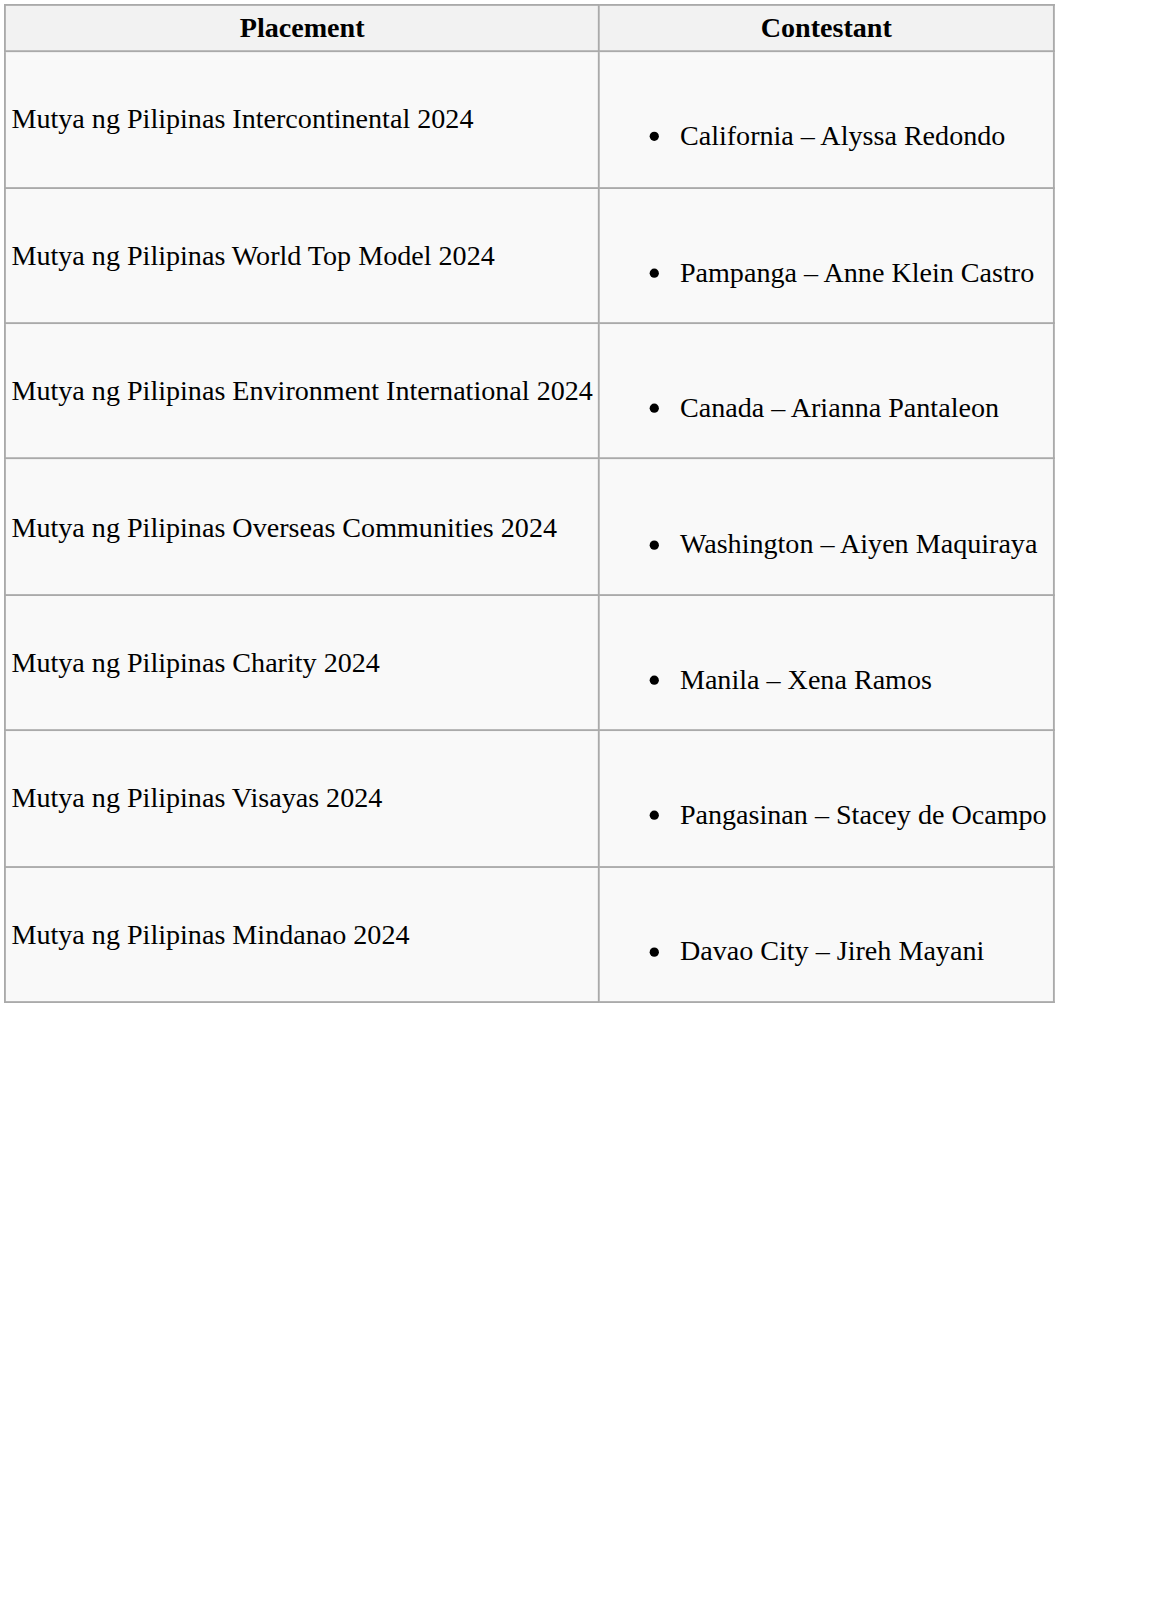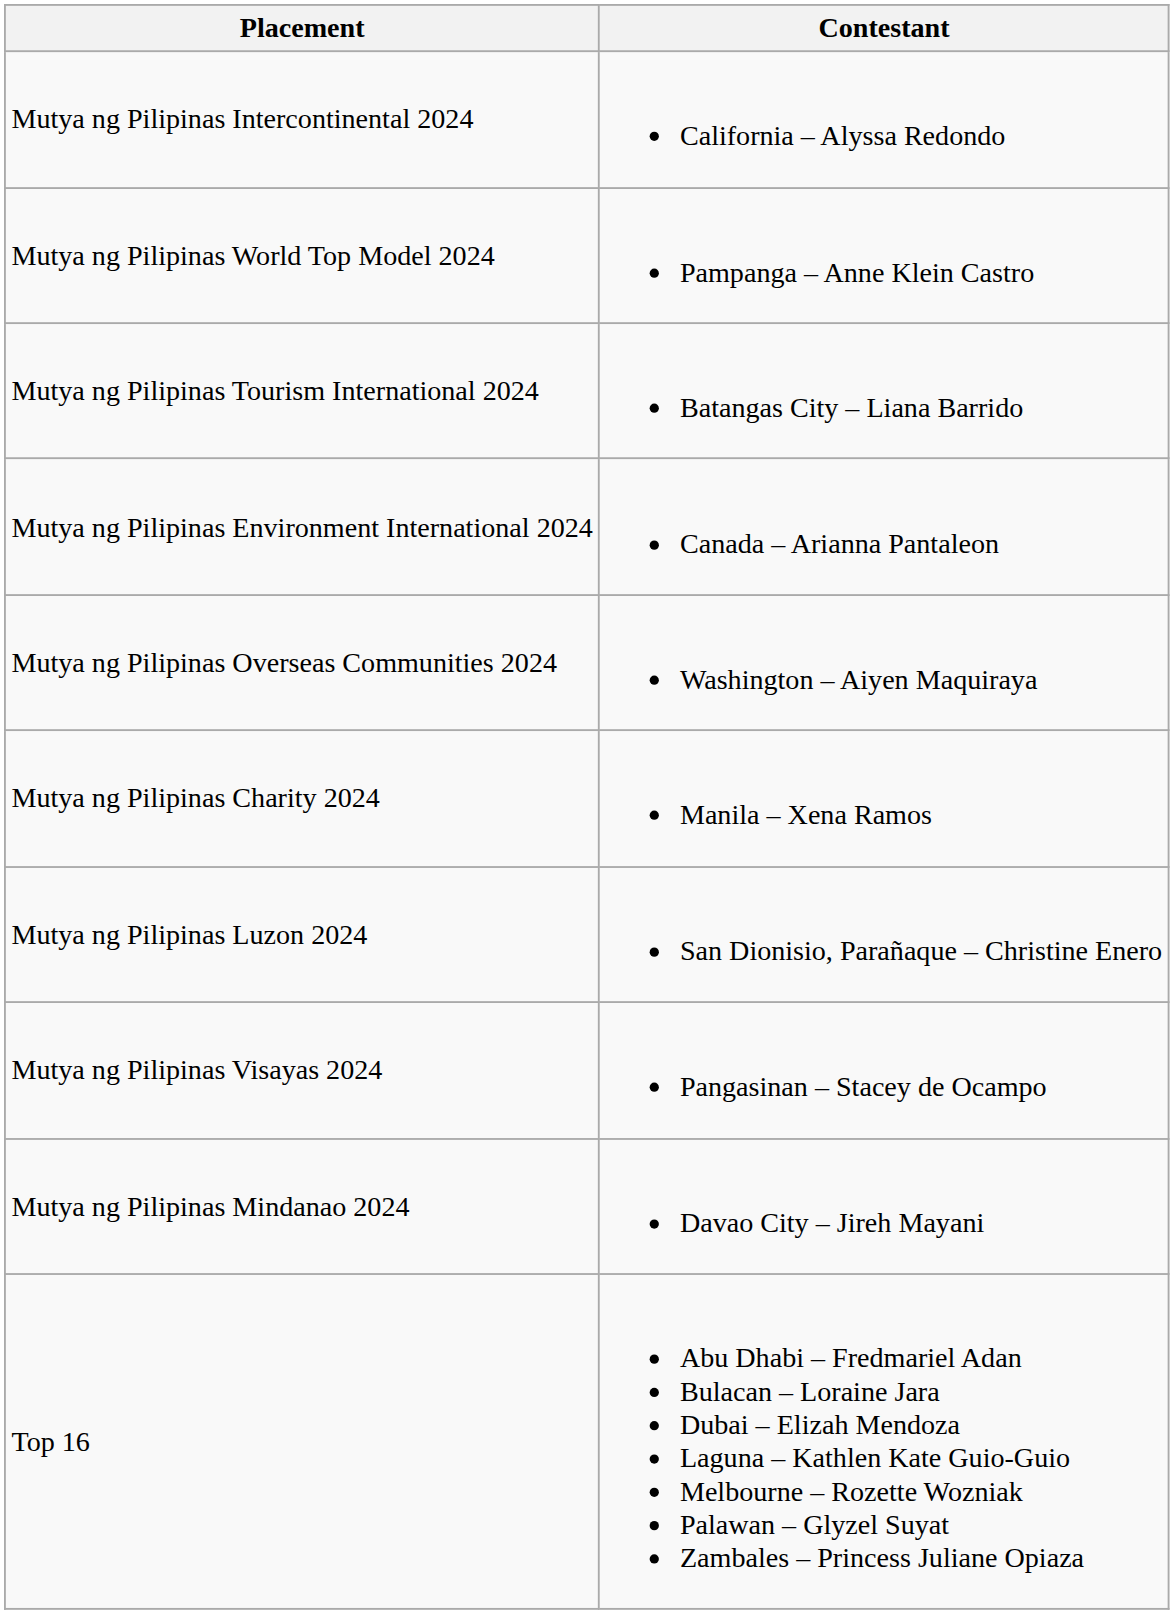+ row: (275, 390)
+ row: (189, 934)
+ row: (51, 1441)
